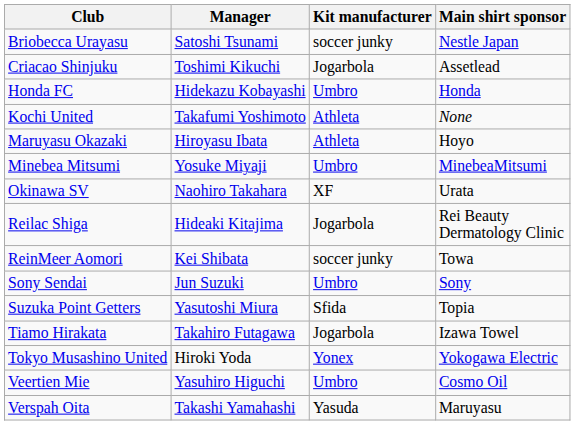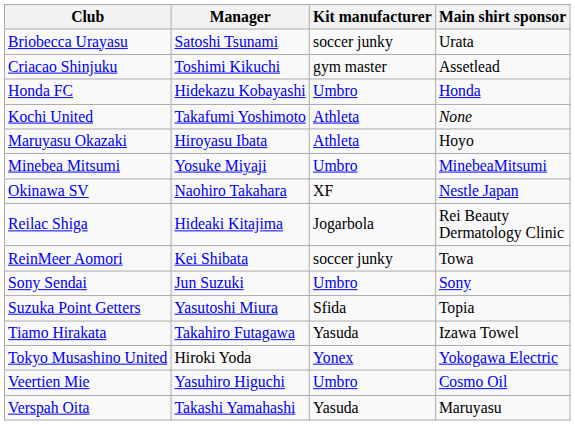(479, 41) Nestle Japan -> (456, 41) Urata
(344, 66) Jogarbola -> (350, 66) gym master
(456, 191) Urata -> (479, 191) Nestle Japan
(344, 332) Jogarbola -> (336, 332) Yasuda
